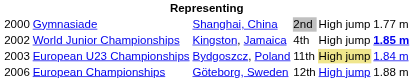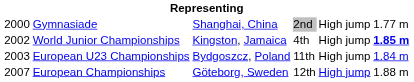(345, 56) khaki background -> (345, 56) no background
(17, 72) 2006 -> (17, 72) 2007
